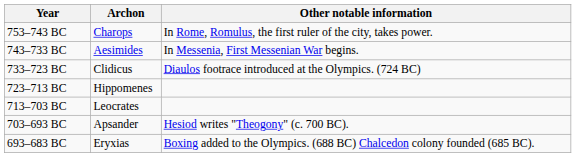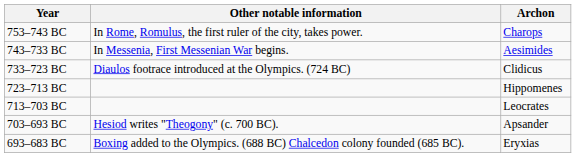columns swapped: (126, 13) <-> (366, 13)
